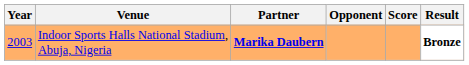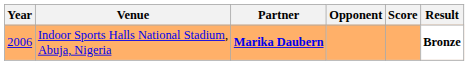(20, 42) 2003 -> (20, 42) 2006
